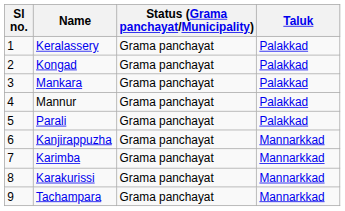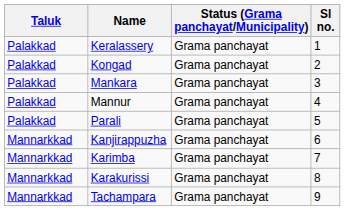columns swapped: (19, 21) <-> (298, 21)
